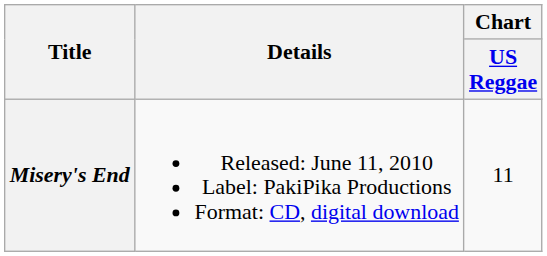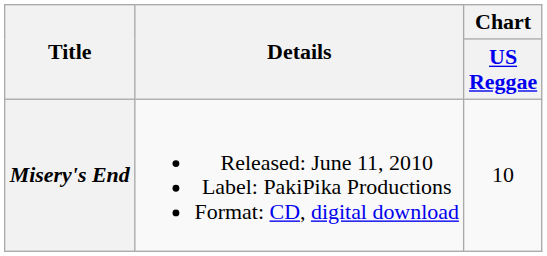(503, 174) 11 -> (503, 174) 10
